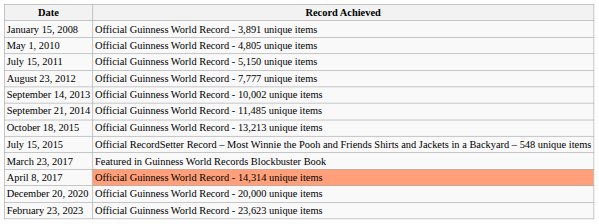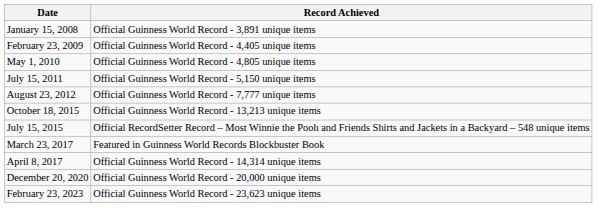+ row: (45, 45)
- row: (48, 95)
- row: (48, 111)
(209, 177) lightsalmon background -> (207, 161) no background
